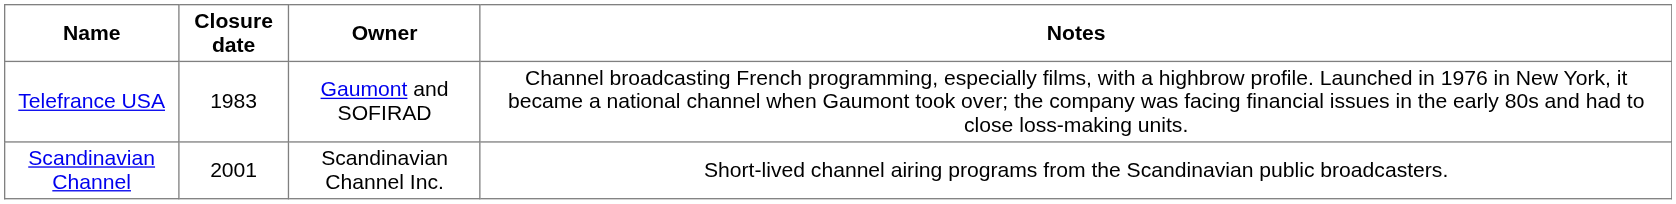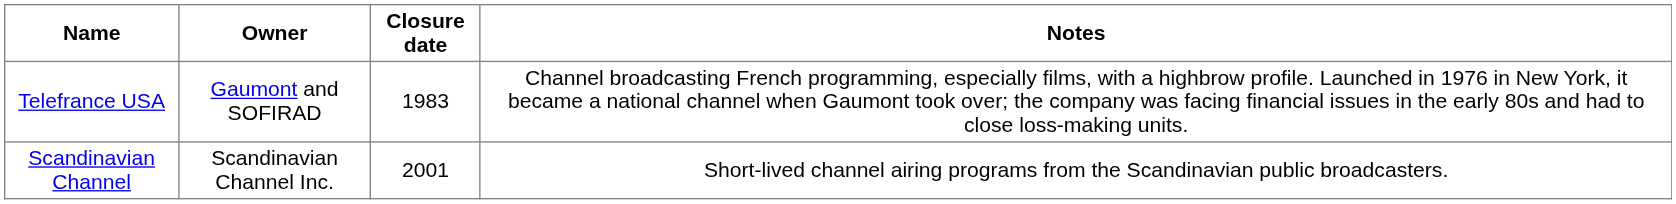columns swapped: (385, 32) <-> (234, 32)
